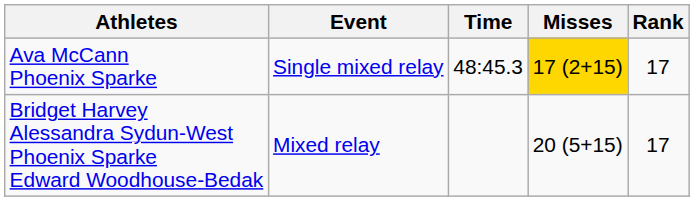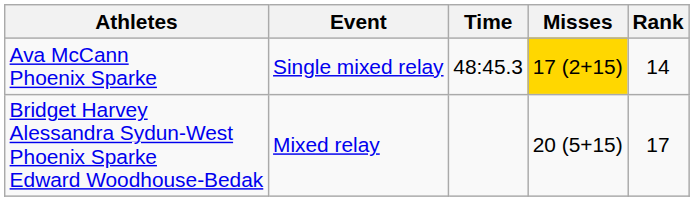(658, 66) 17 -> (658, 66) 14
